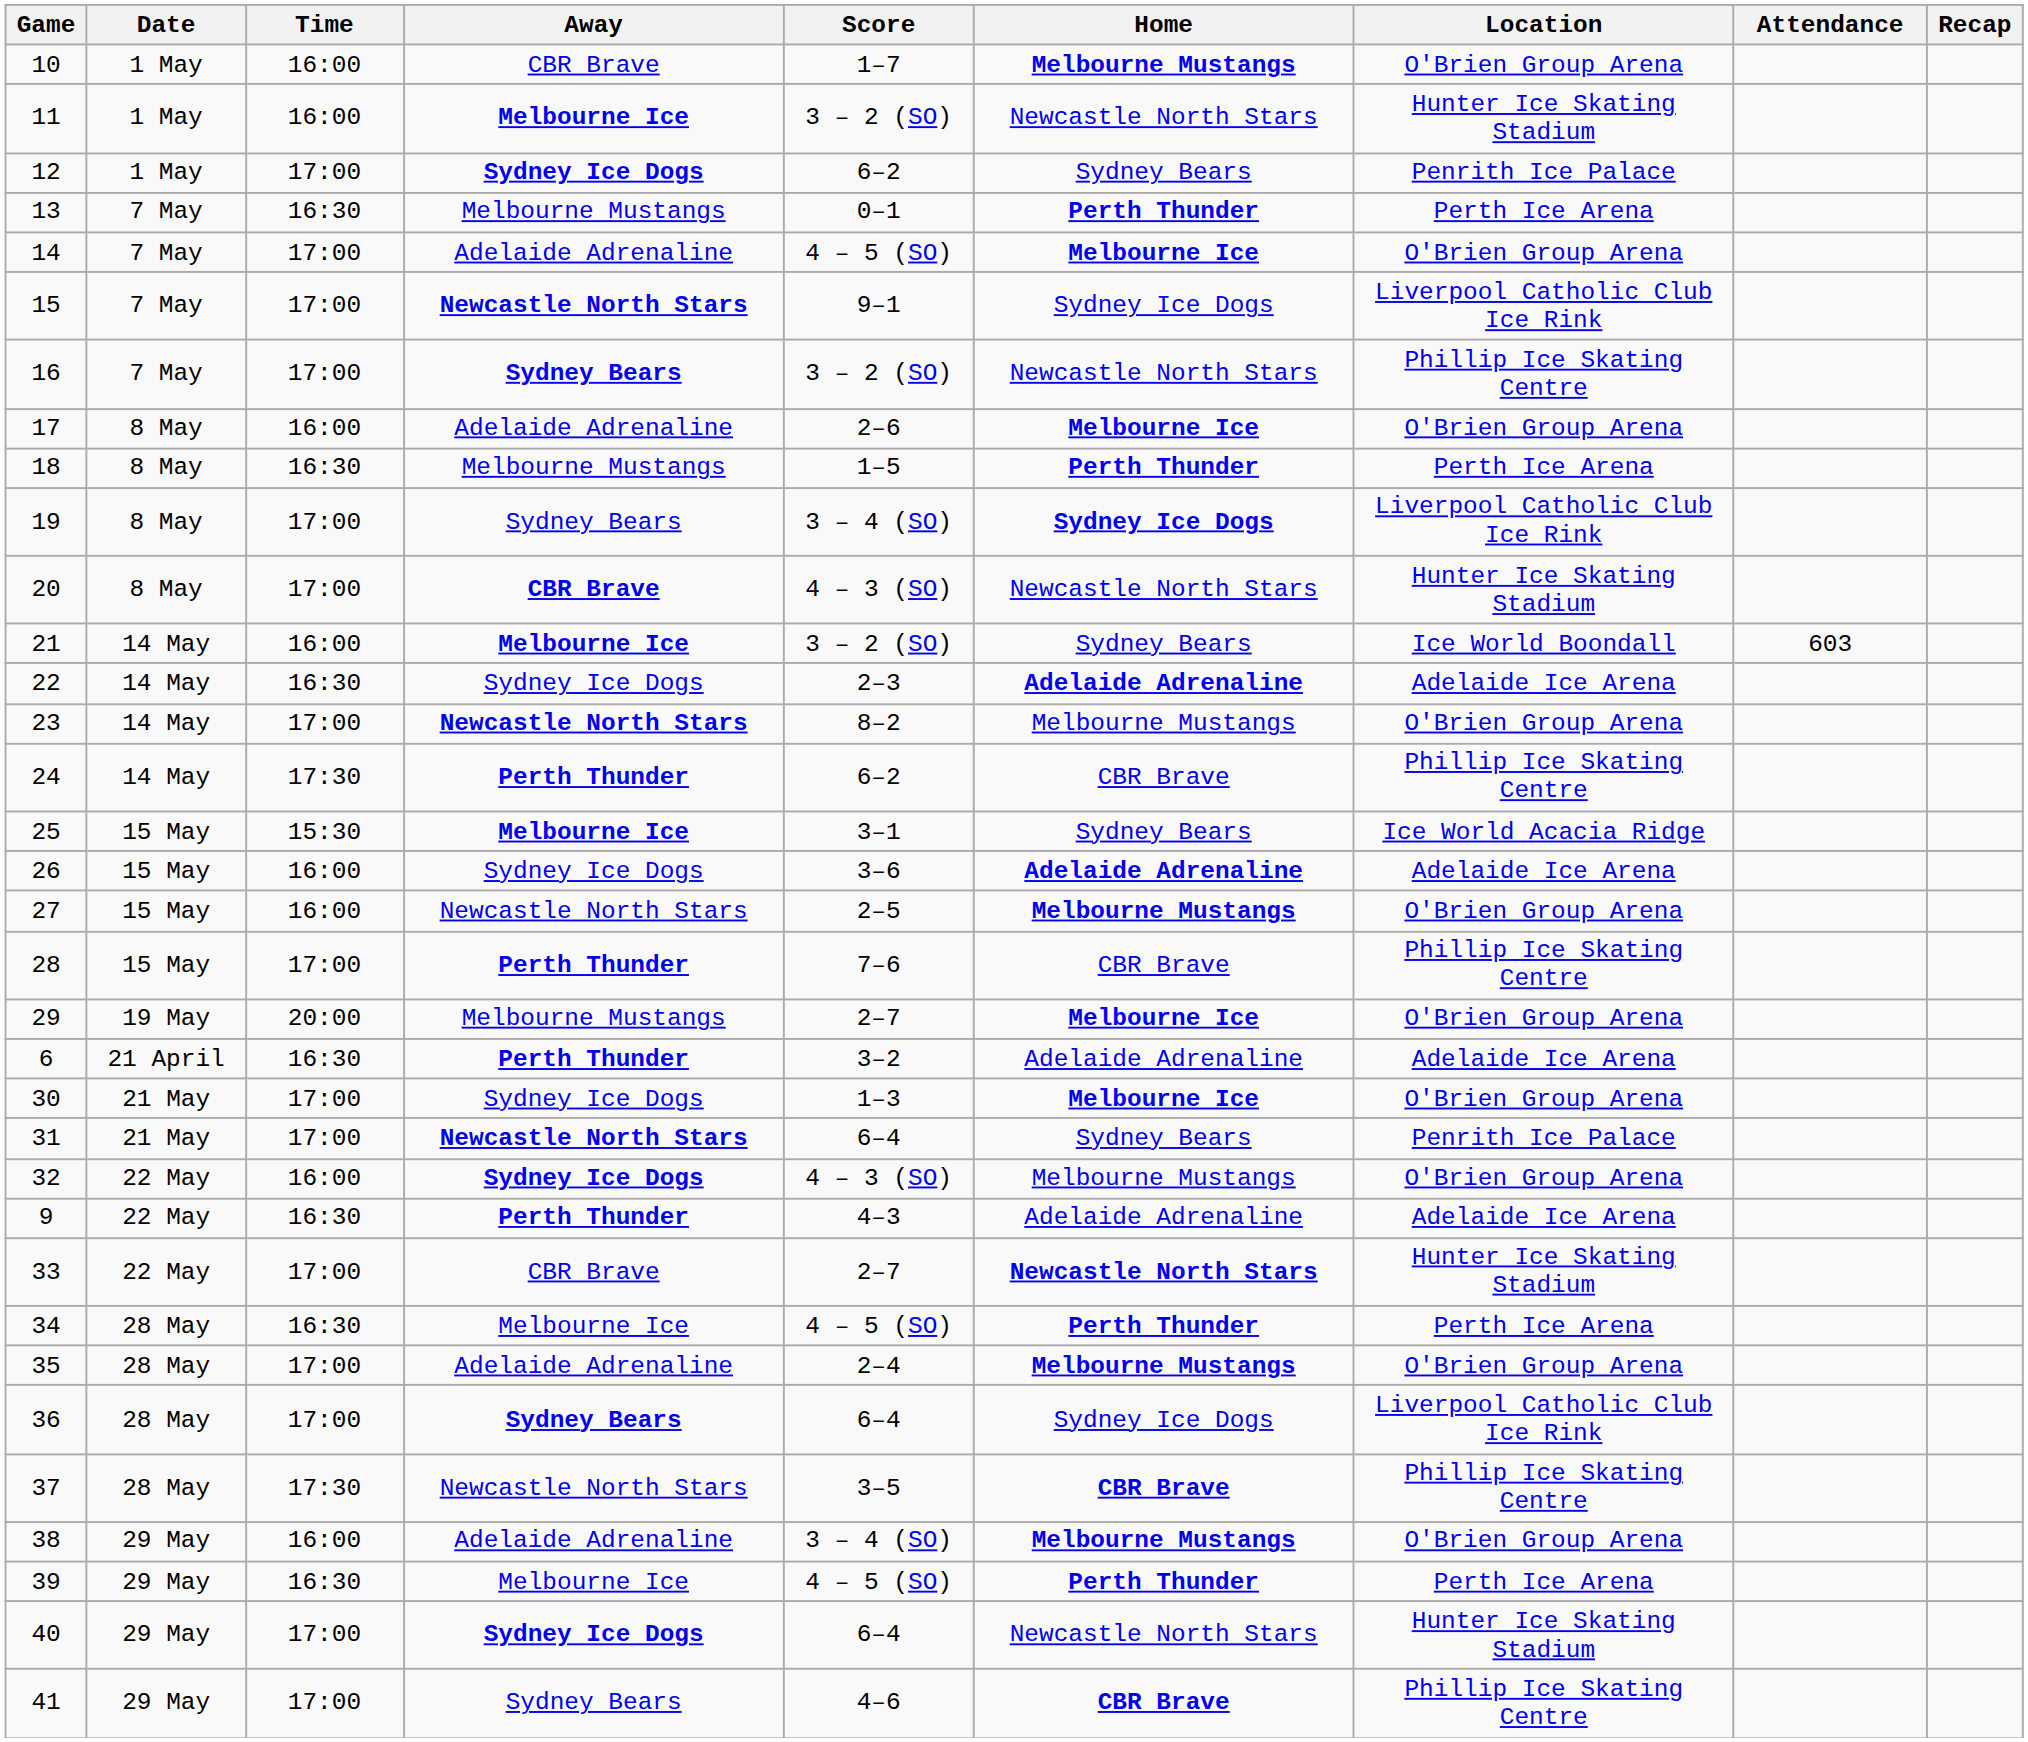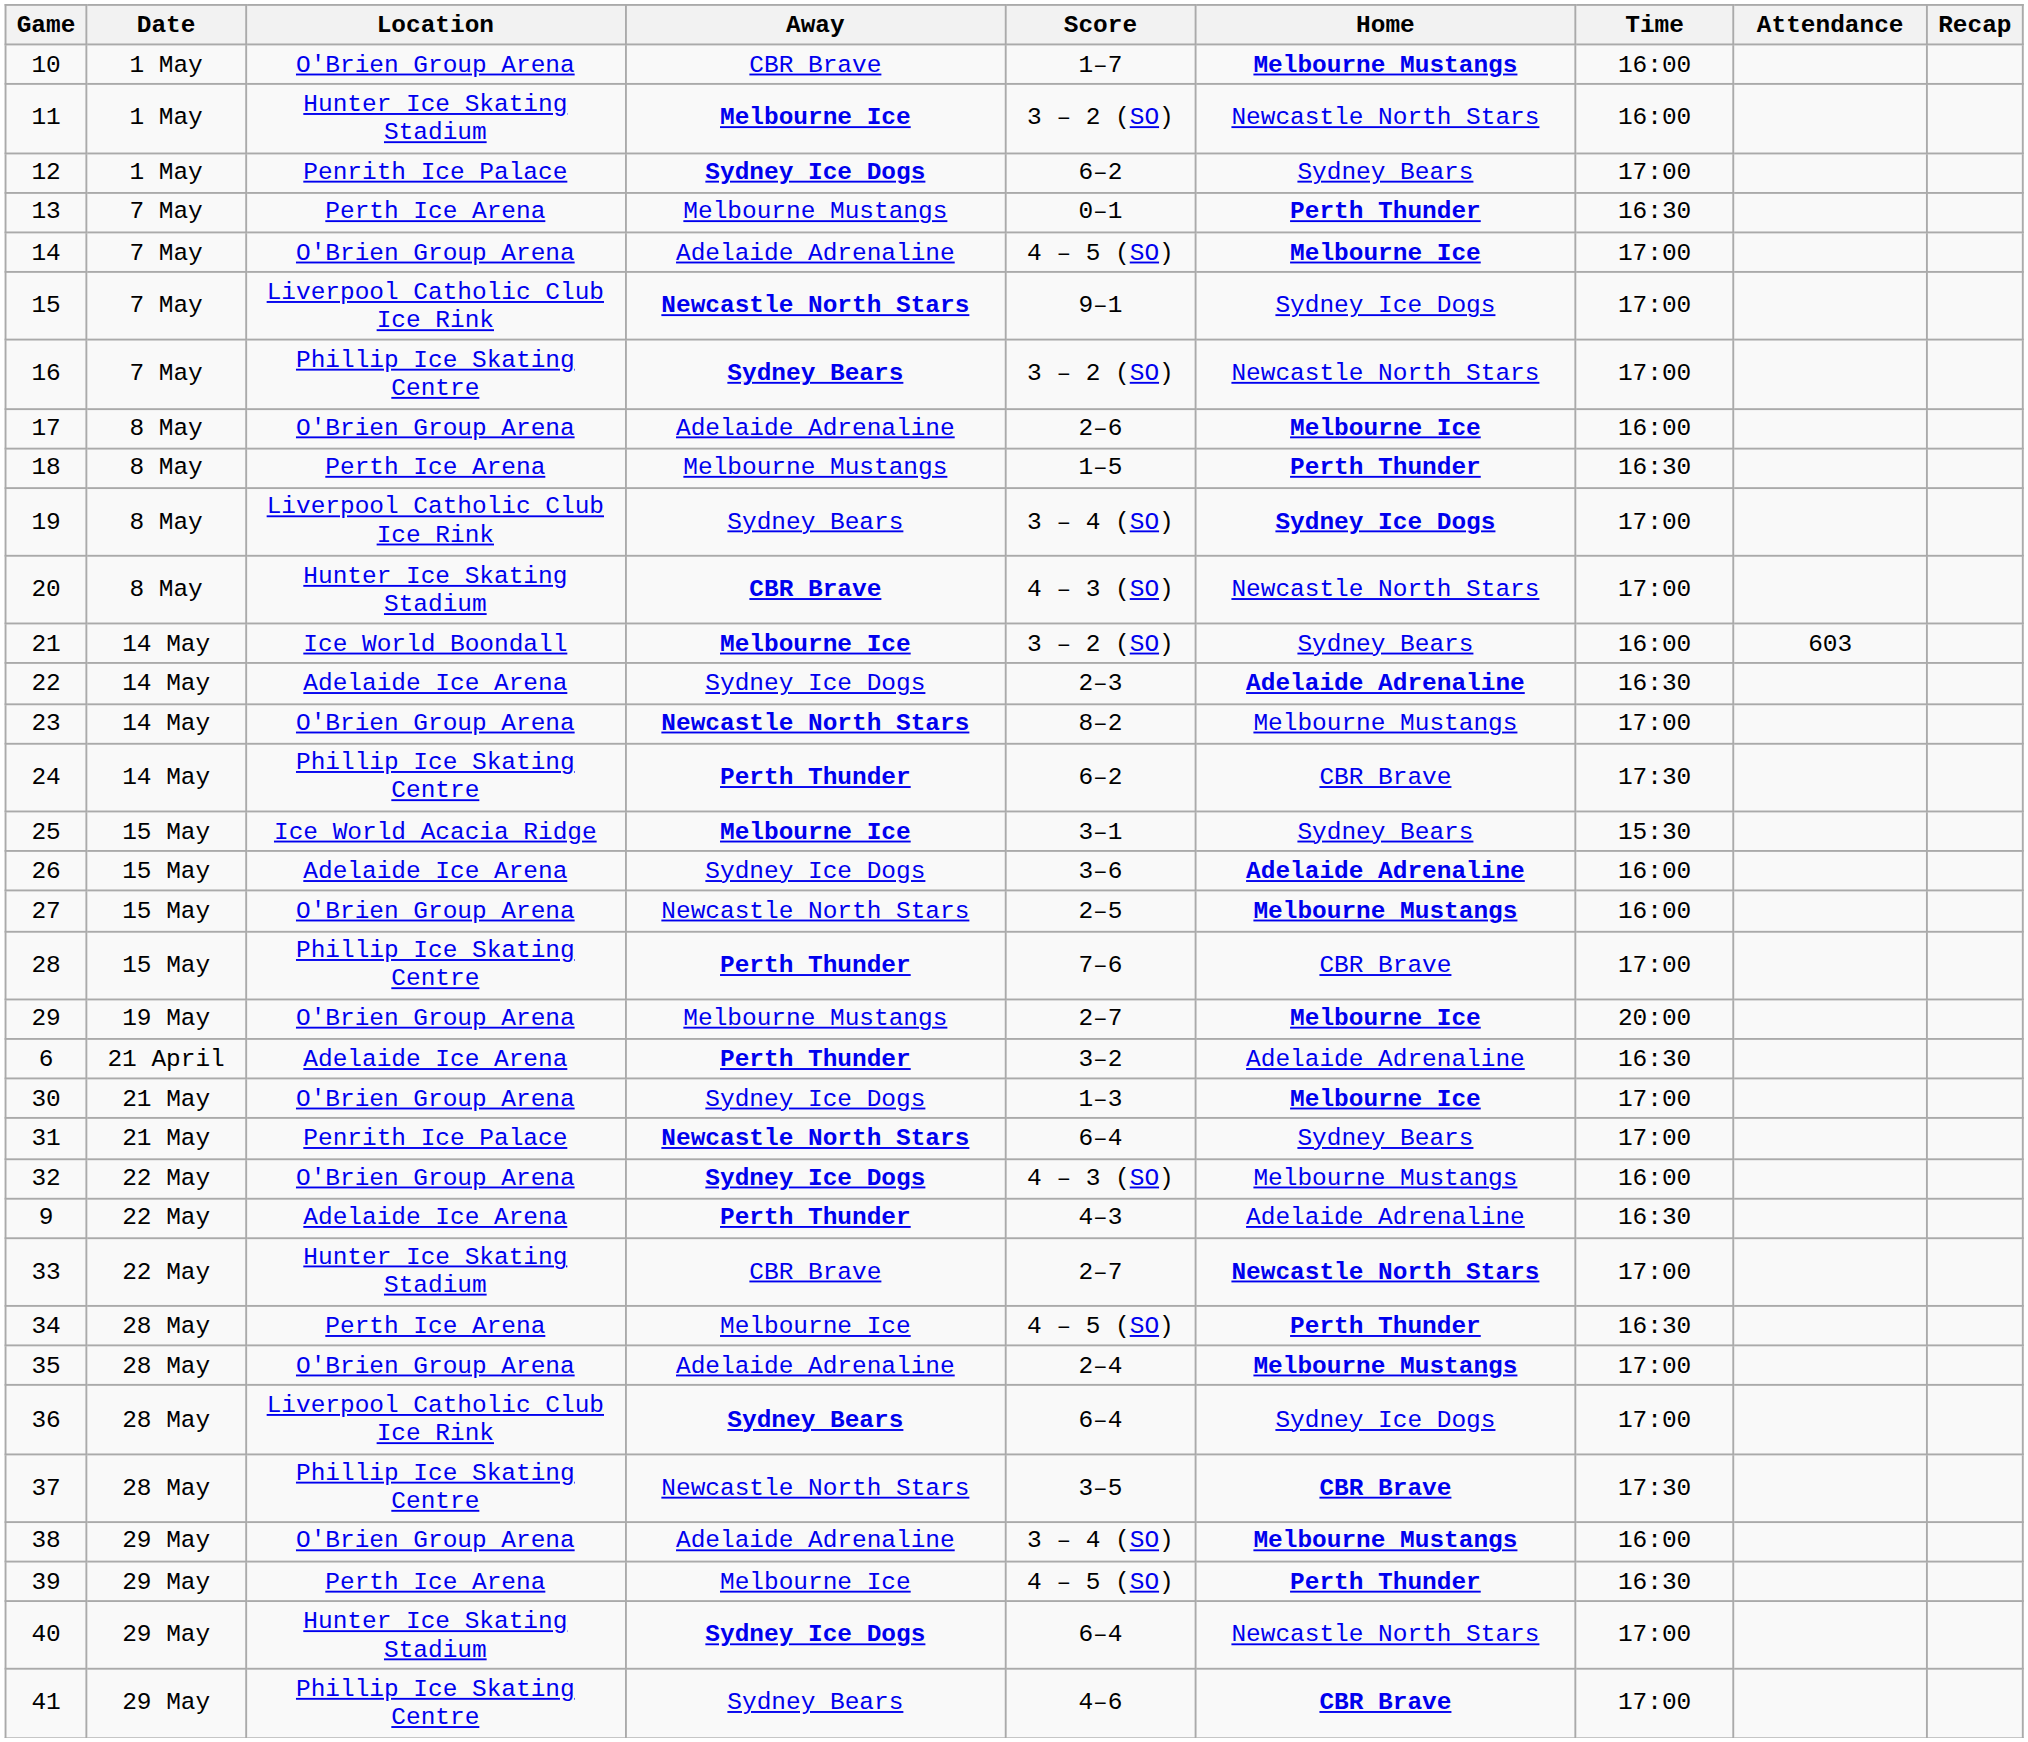columns swapped: (324, 25) <-> (1544, 25)
